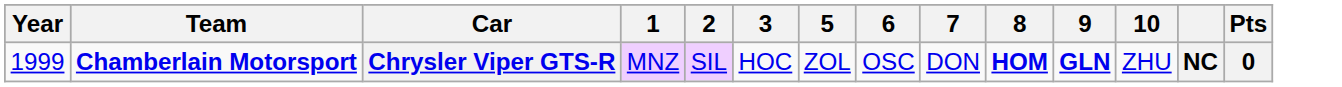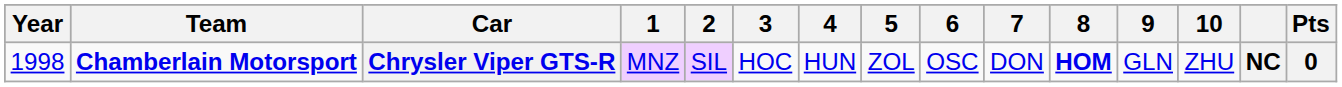+ column: (830, 24)
(38, 62) 1999 -> (38, 62) 1998
(1085, 62) bold -> (1148, 62) normal
